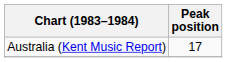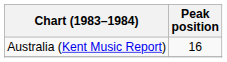(195, 47) 17 -> (195, 47) 16
